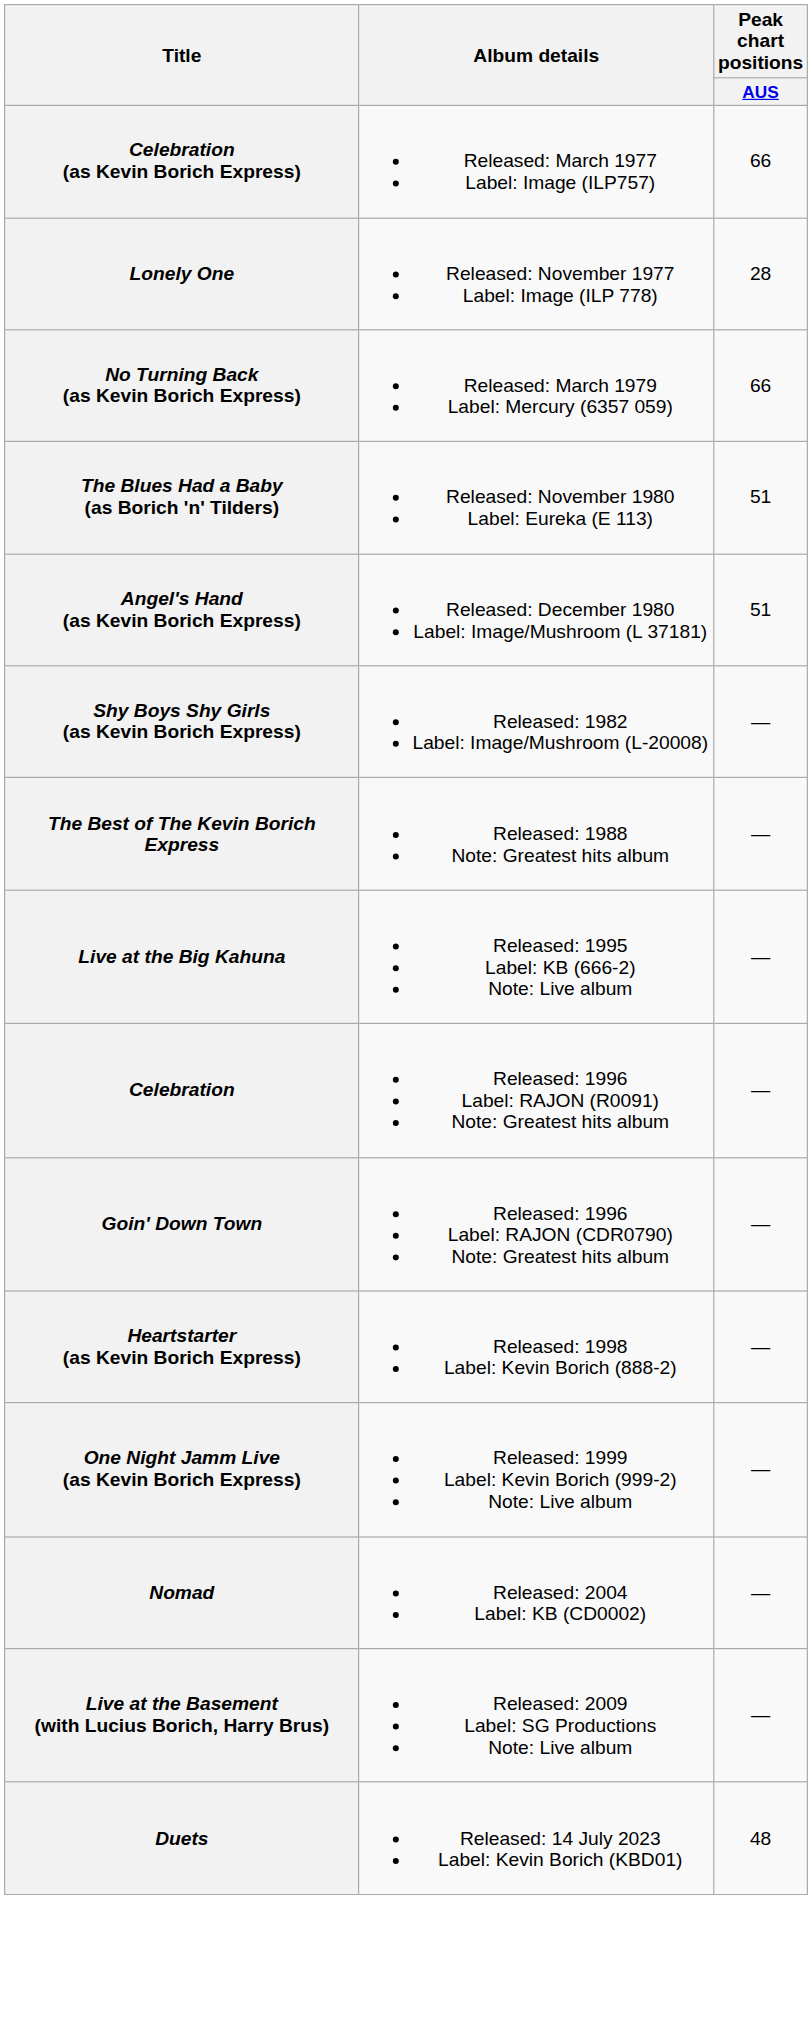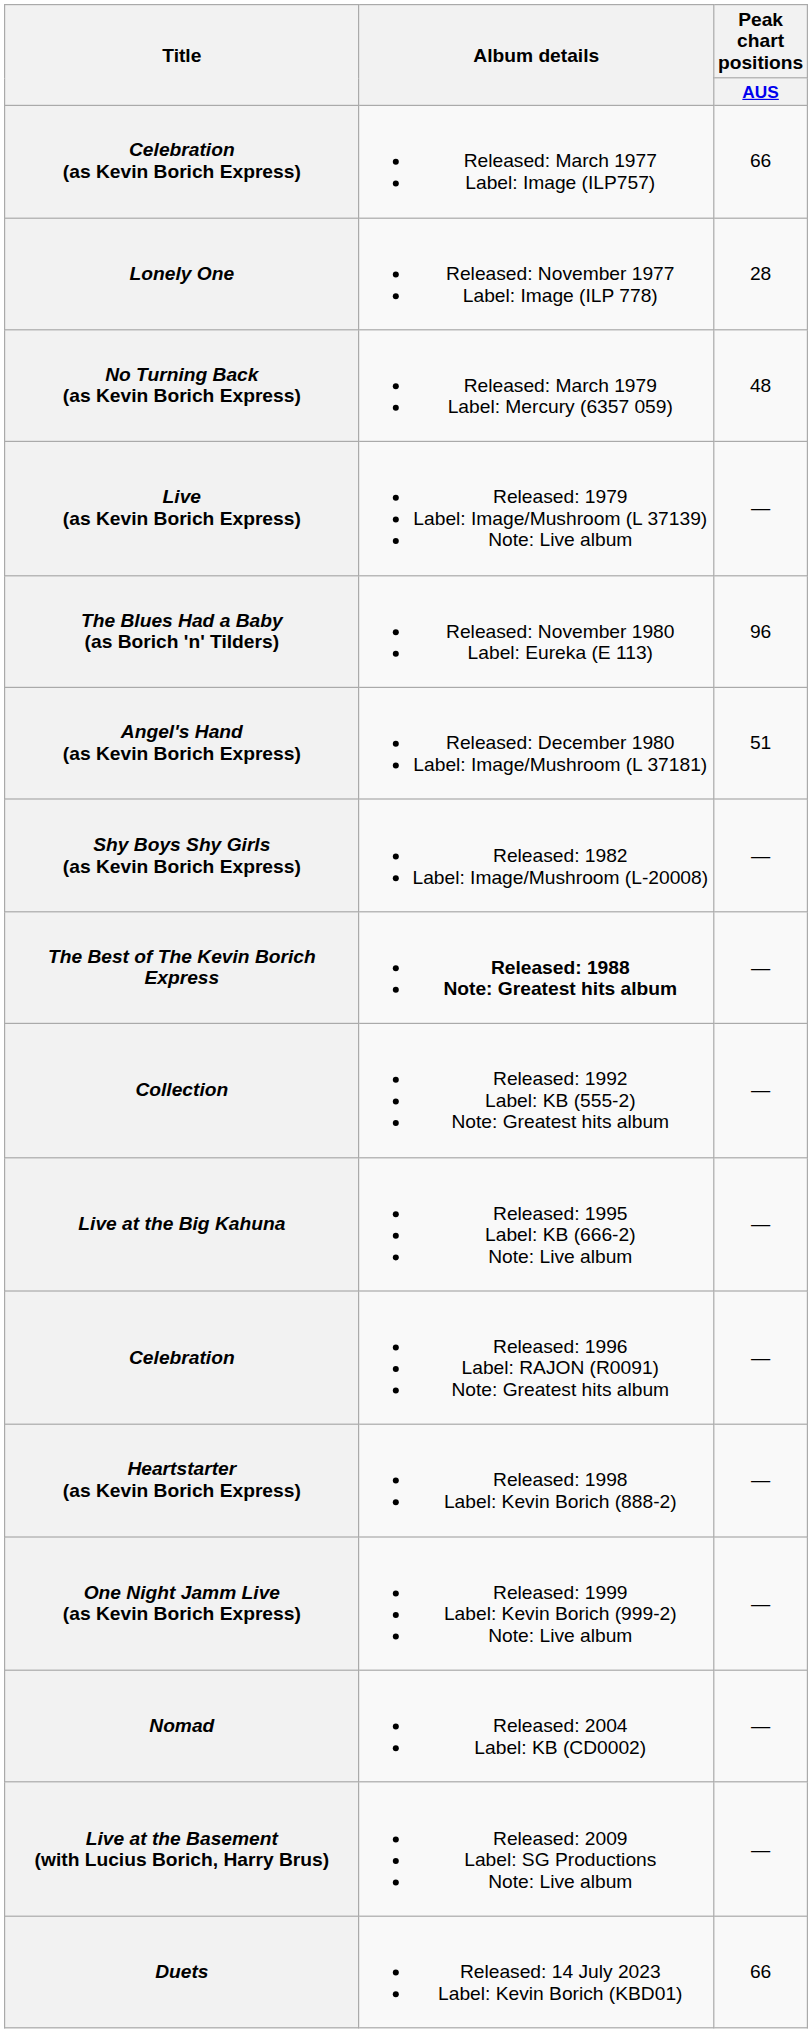(761, 385) 66 -> (761, 385) 48
+ row: (182, 508)
(761, 497) 51 -> (761, 631) 96
(536, 845) normal -> (536, 978) bold
+ row: (182, 1090)
- row: (182, 1223)
(761, 1838) 48 -> (761, 1971) 66
